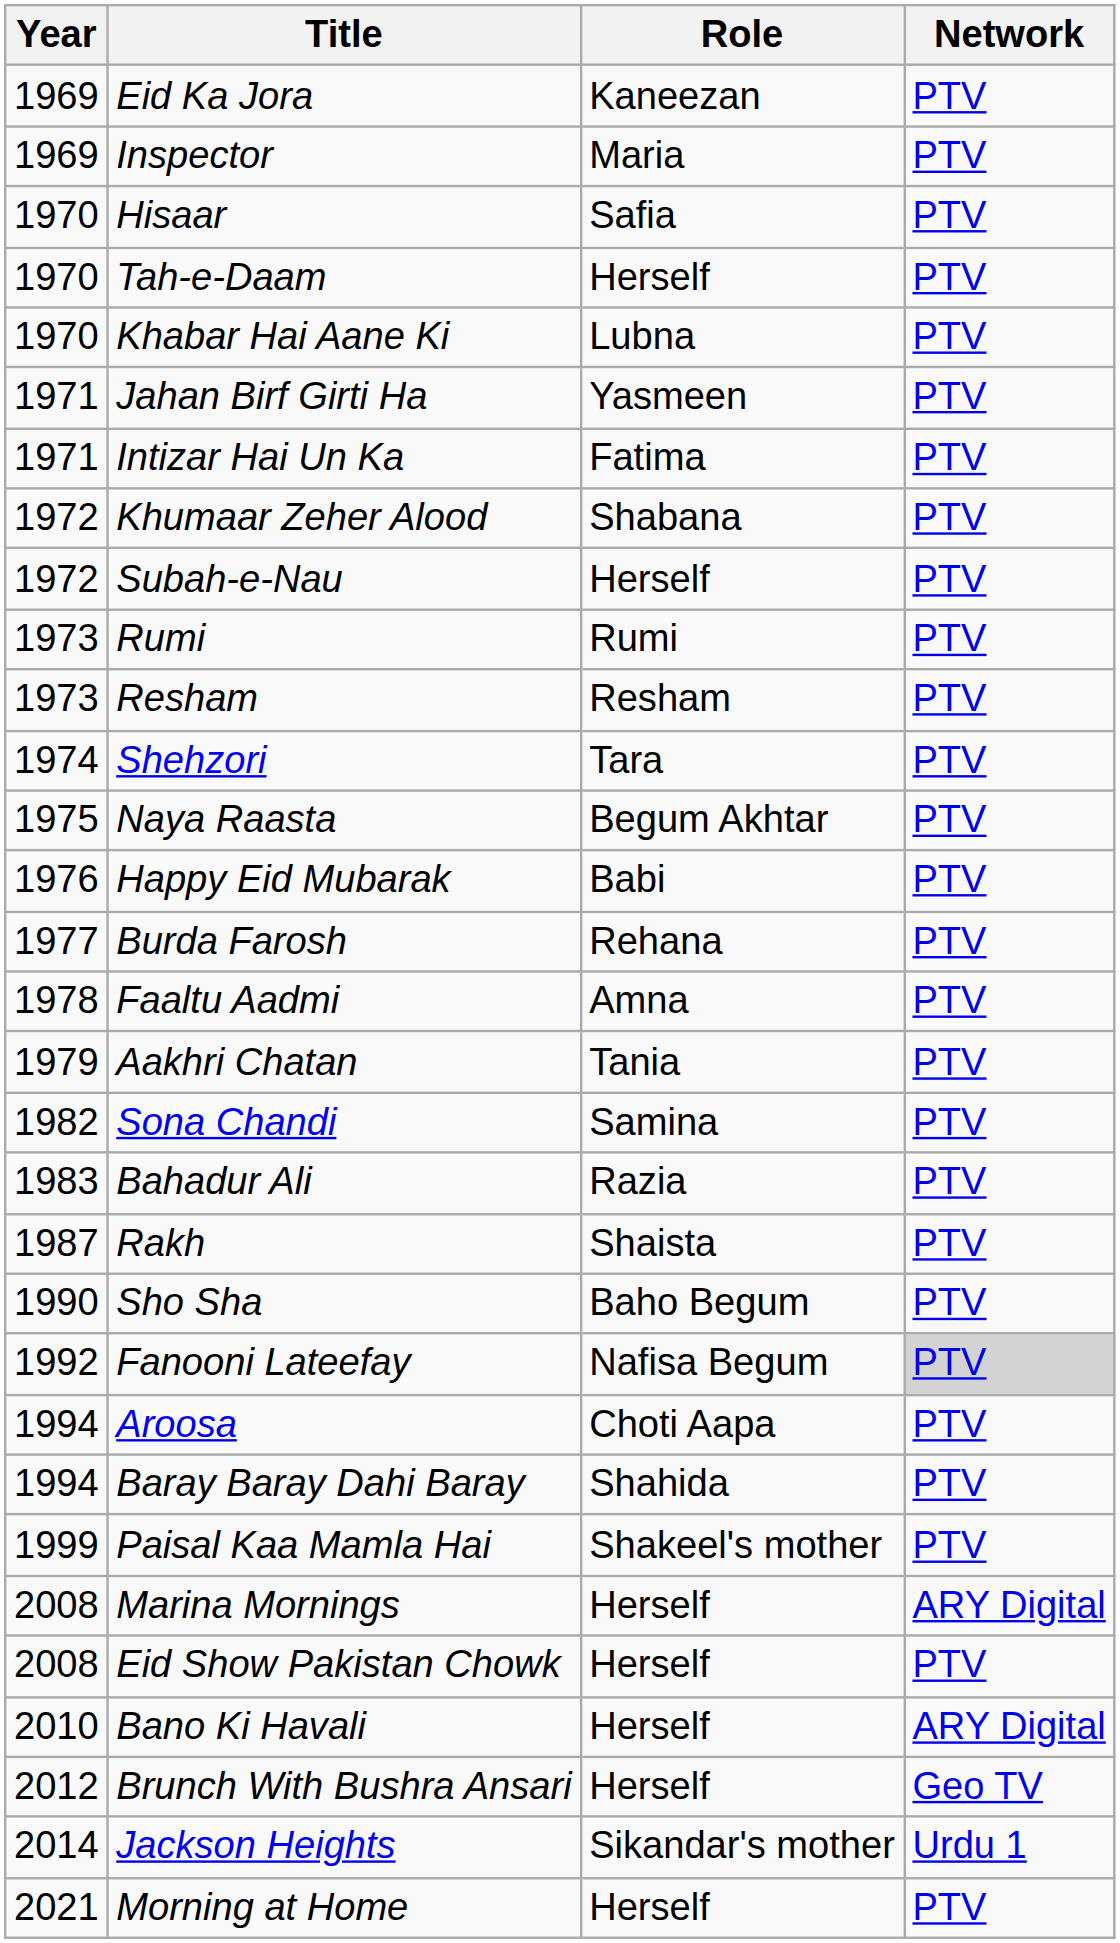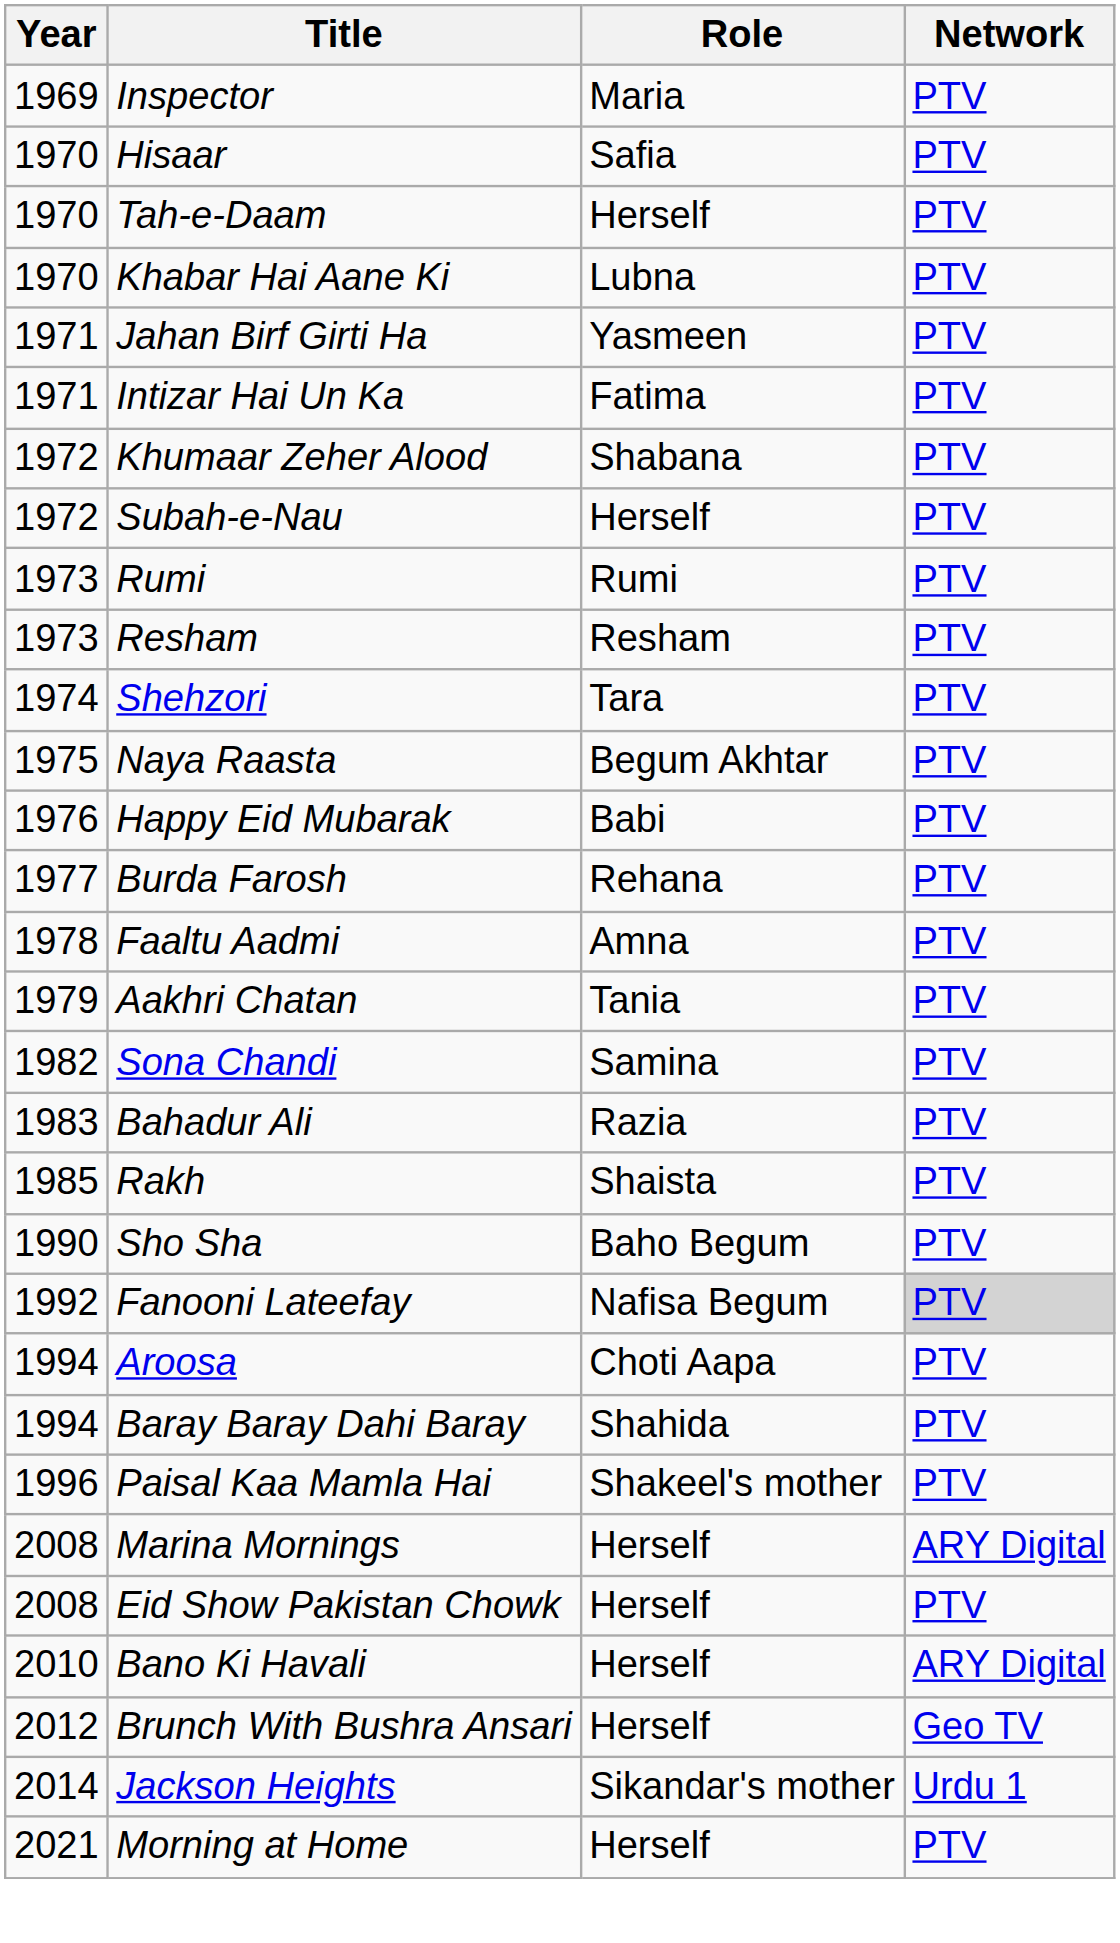- row: (215, 95)
(56, 1242) 1987 -> (56, 1182) 1985
(56, 1544) 1999 -> (56, 1484) 1996
